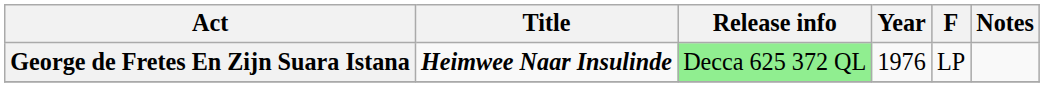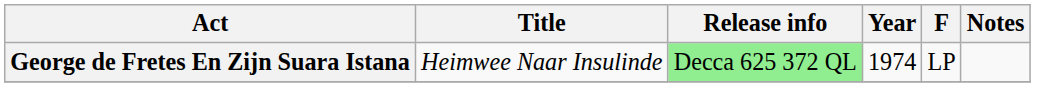(547, 61) bold -> (542, 61) normal
(902, 61) 1976 -> (892, 61) 1974
